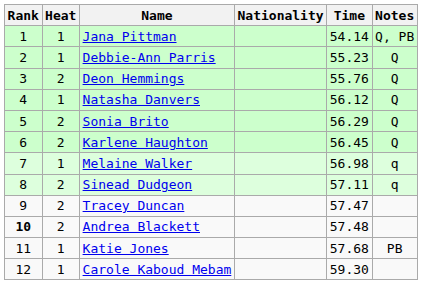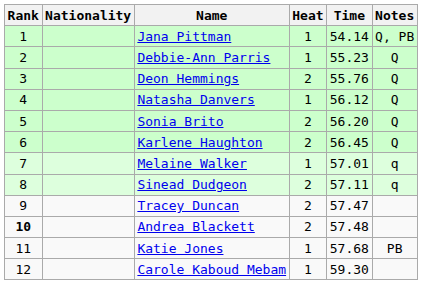columns swapped: (61, 15) <-> (281, 15)
(349, 121) 56.29 -> (349, 121) 56.20
(349, 163) 56.98 -> (349, 163) 57.01
